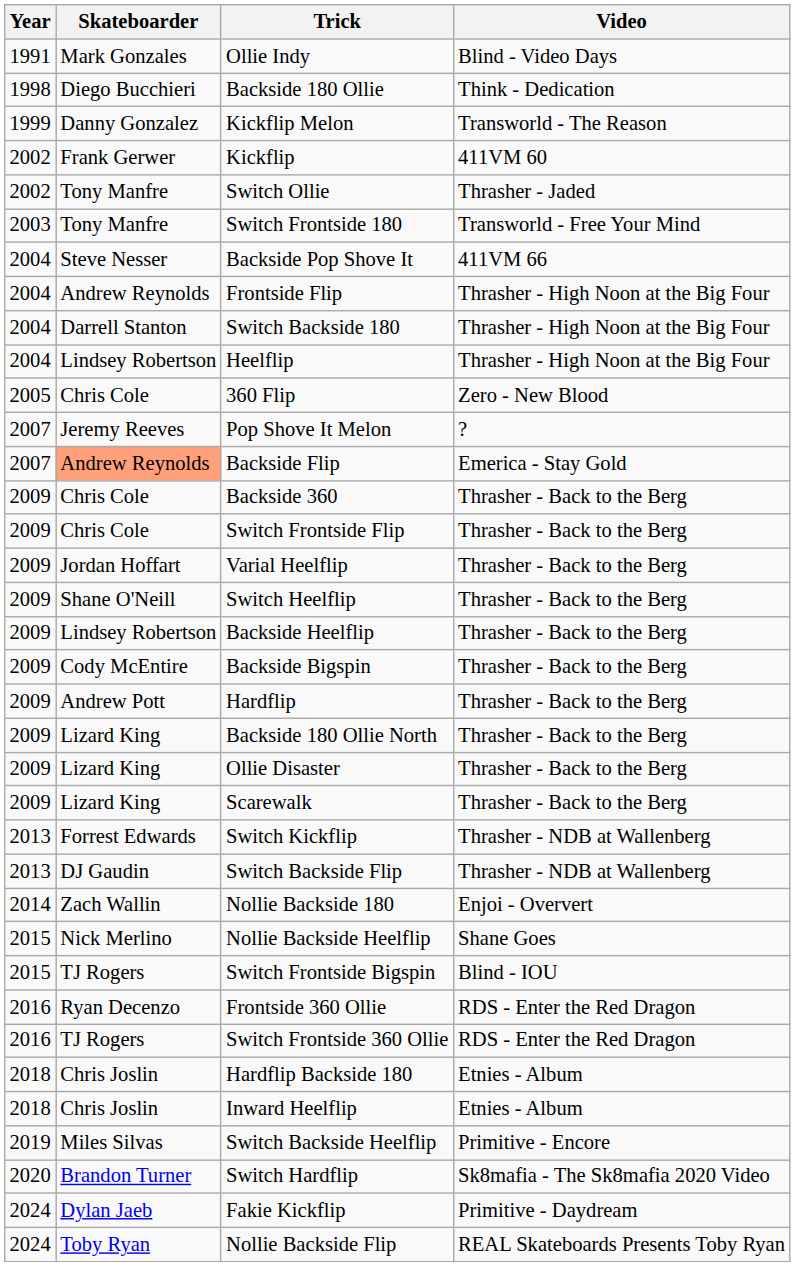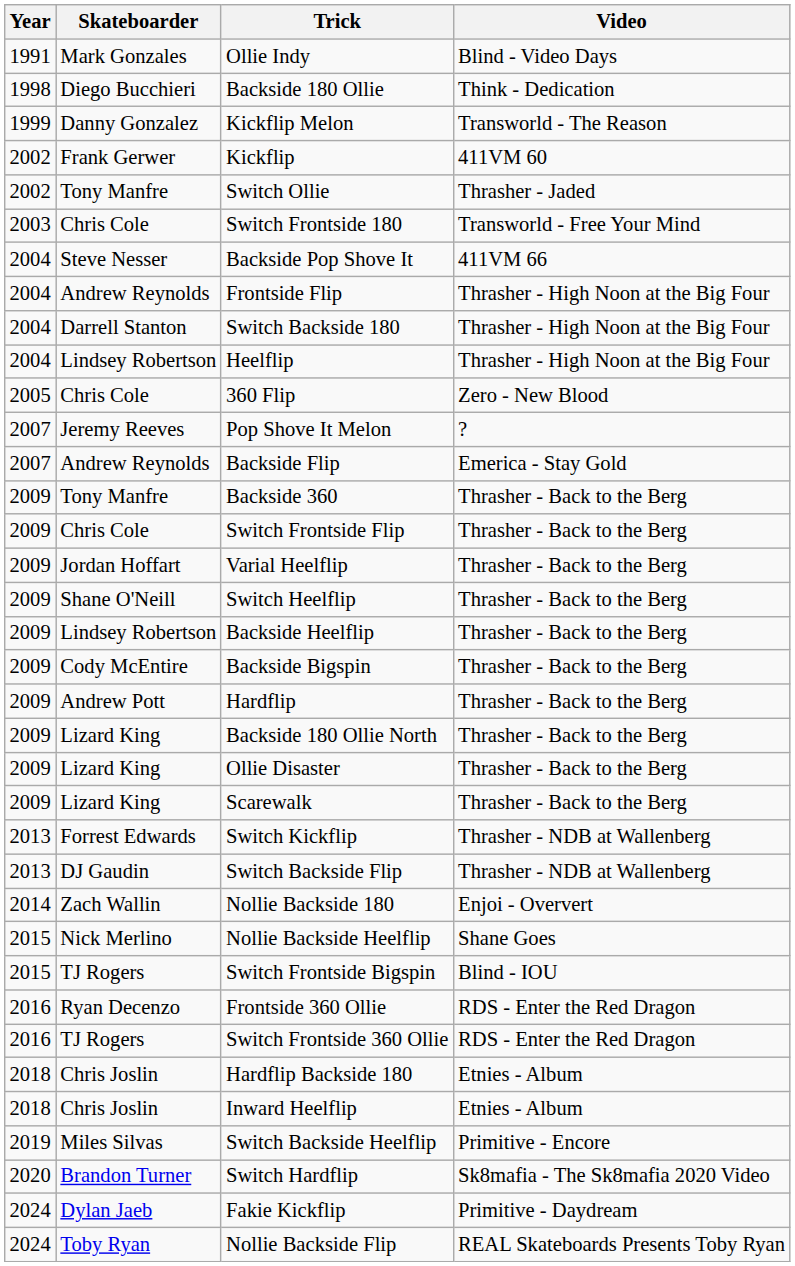(114, 225) Tony Manfre -> (105, 225) Chris Cole
(135, 463) lightsalmon background -> (135, 463) no background
(105, 497) Chris Cole -> (114, 497) Tony Manfre
